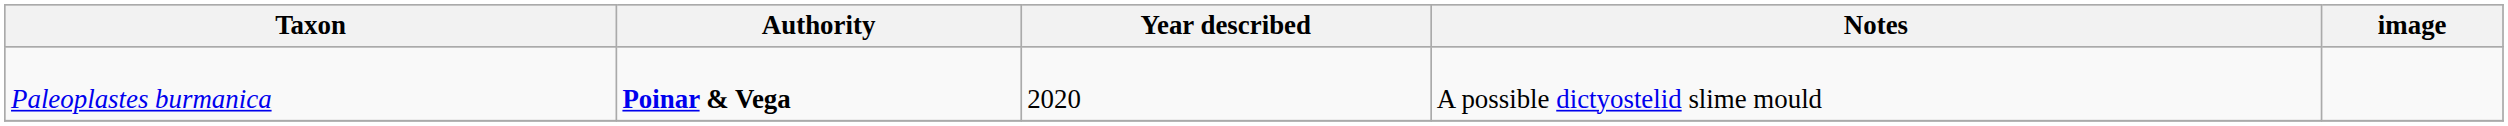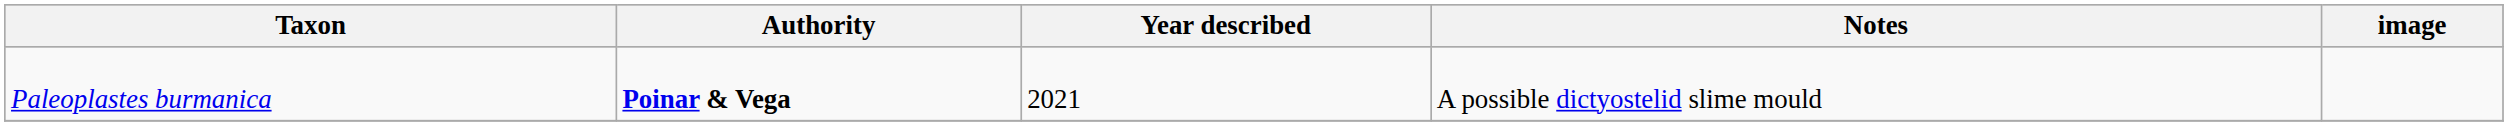(1054, 98) 2020 -> (1054, 98) 2021
